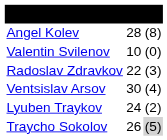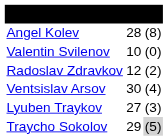(134, 70) 22 -> (134, 70) 12
(153, 70) (3) -> (153, 70) (2)
(134, 107) 24 -> (134, 107) 27
(153, 107) (2) -> (153, 107) (3)
(134, 126) 26 -> (134, 126) 29
